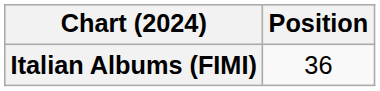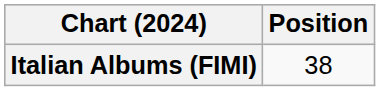(318, 64) 36 -> (318, 64) 38
